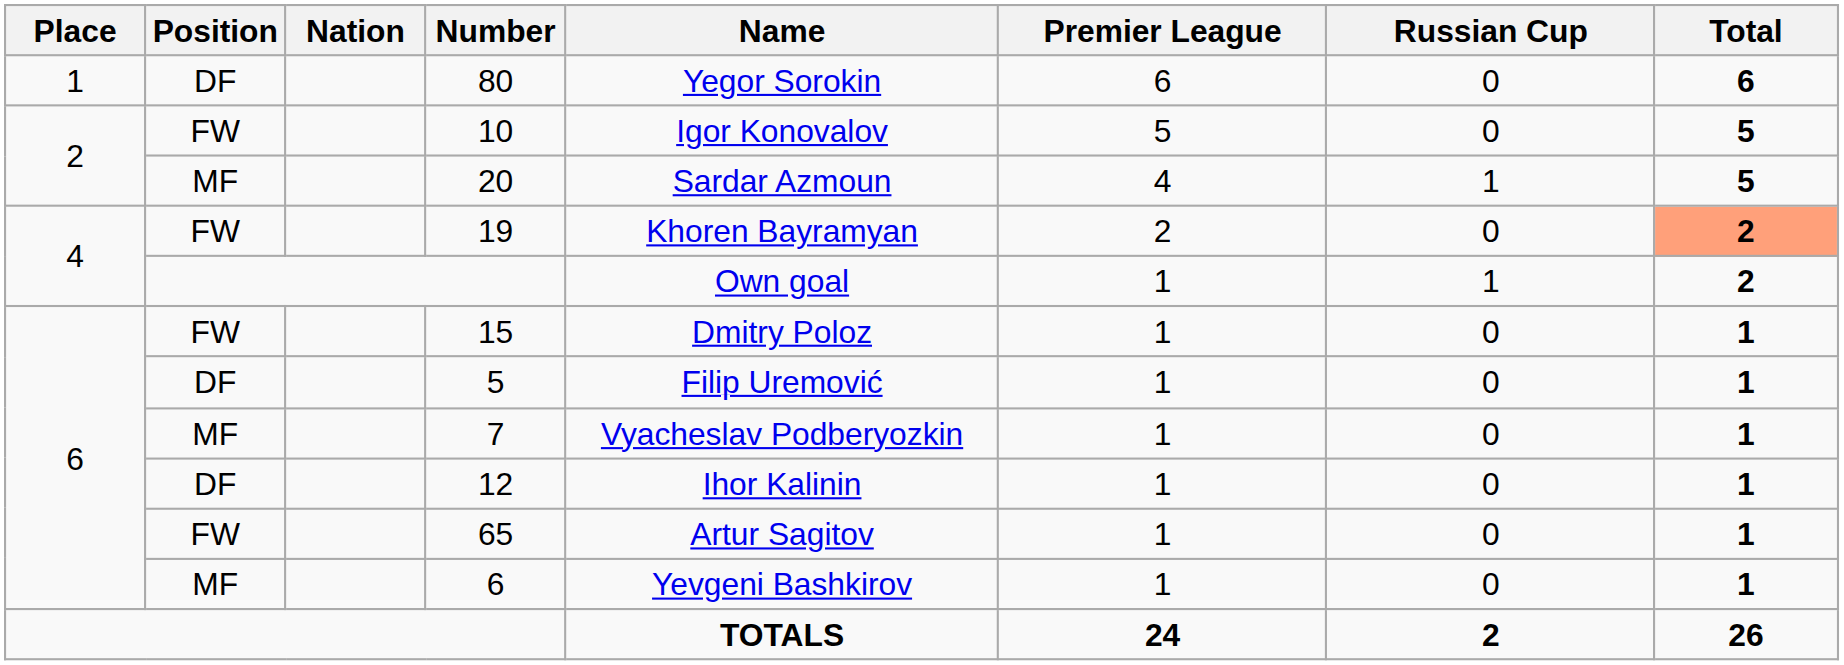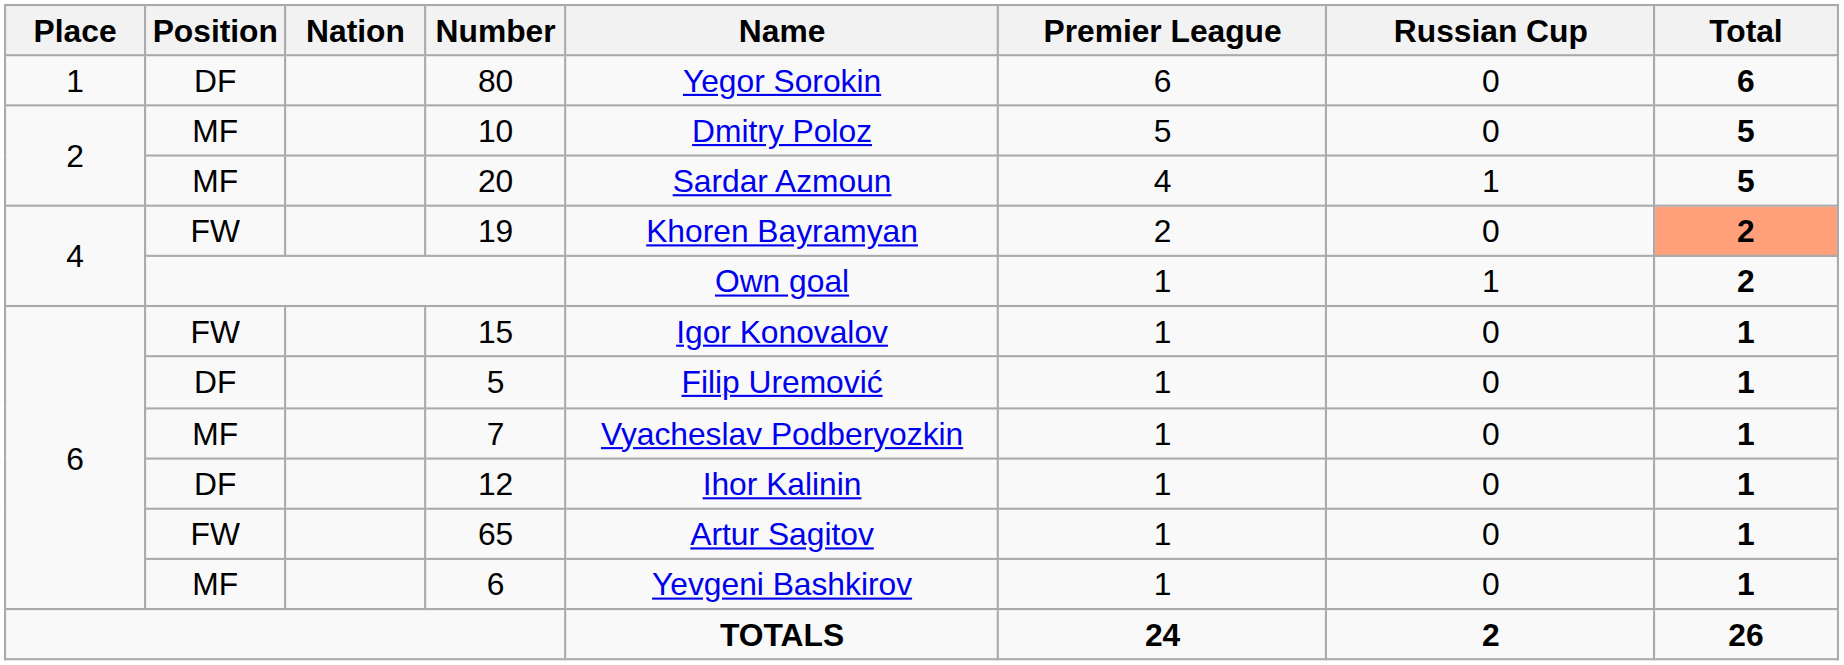(215, 131) FW -> (215, 131) MF
(782, 131) Igor Konovalov -> (782, 131) Dmitry Poloz
(782, 332) Dmitry Poloz -> (782, 332) Igor Konovalov
